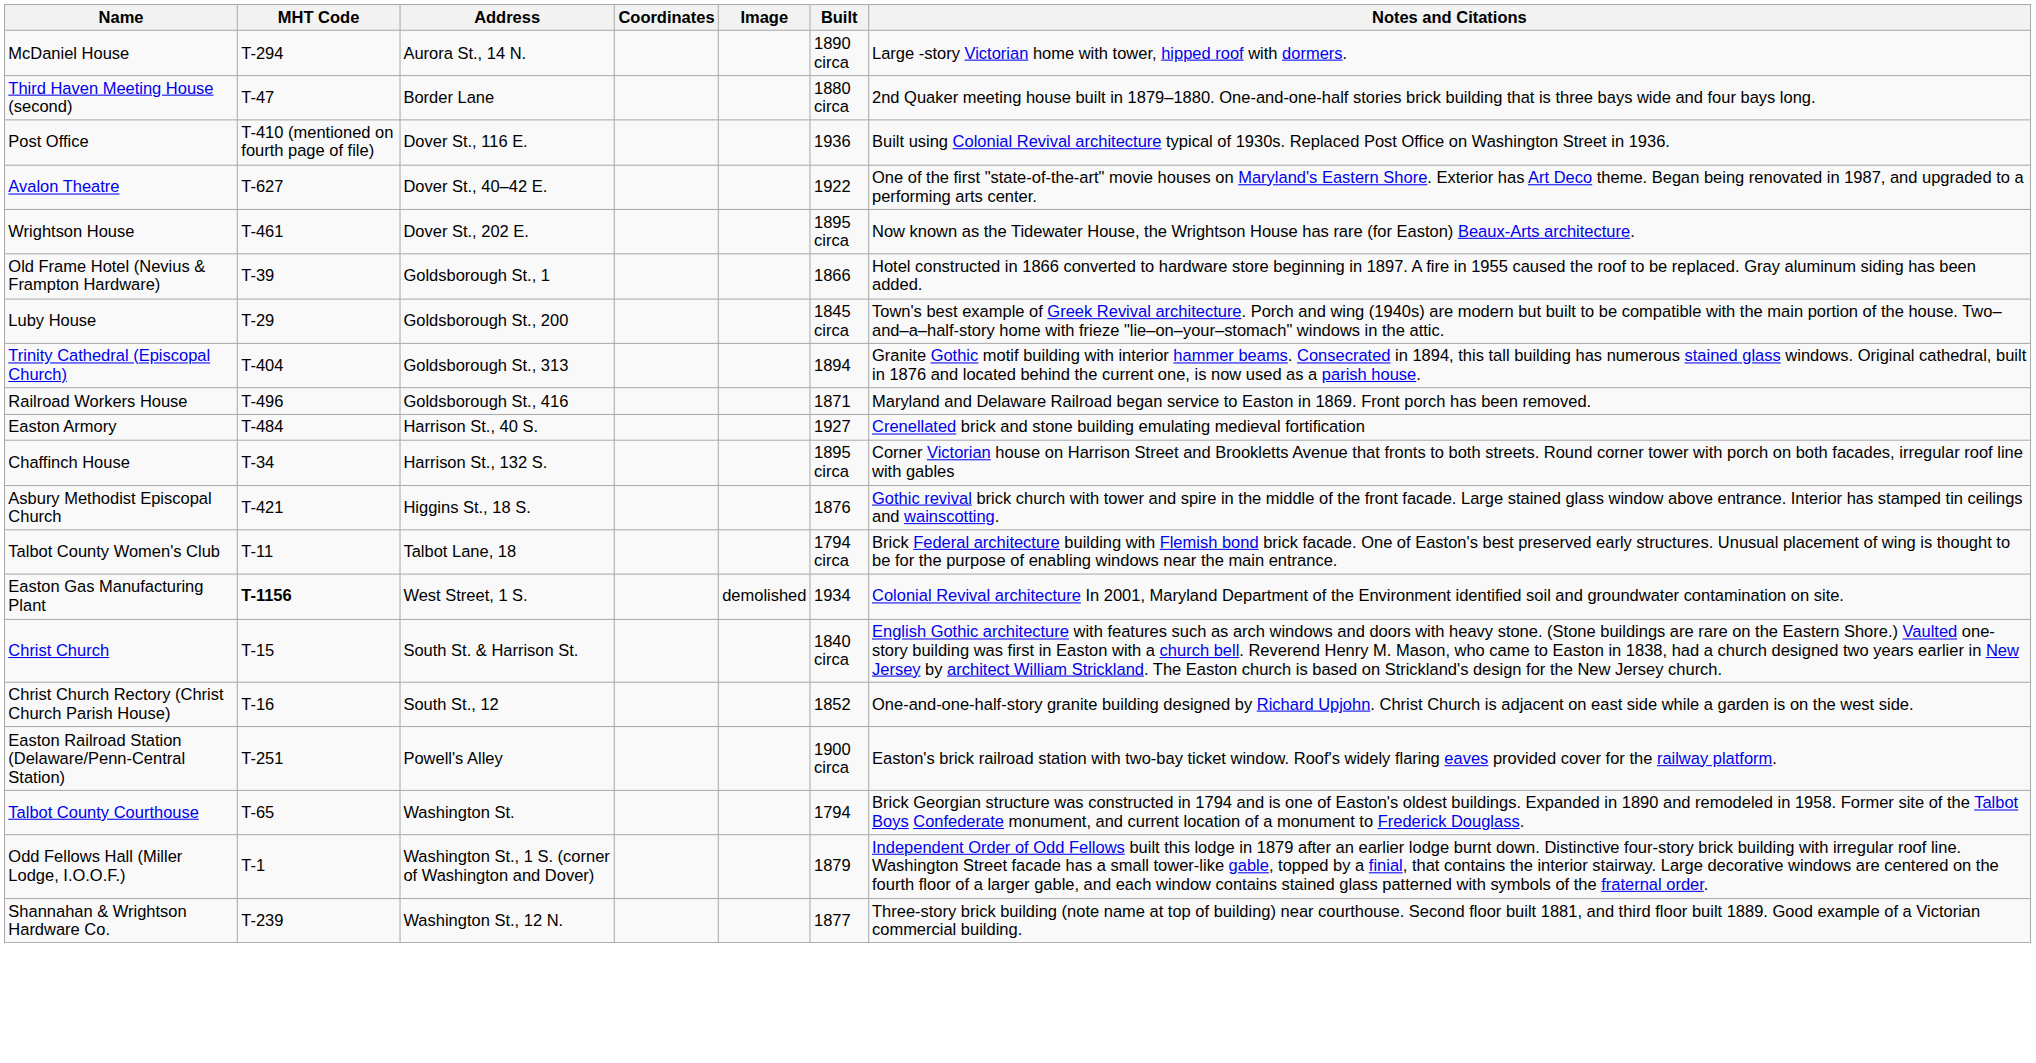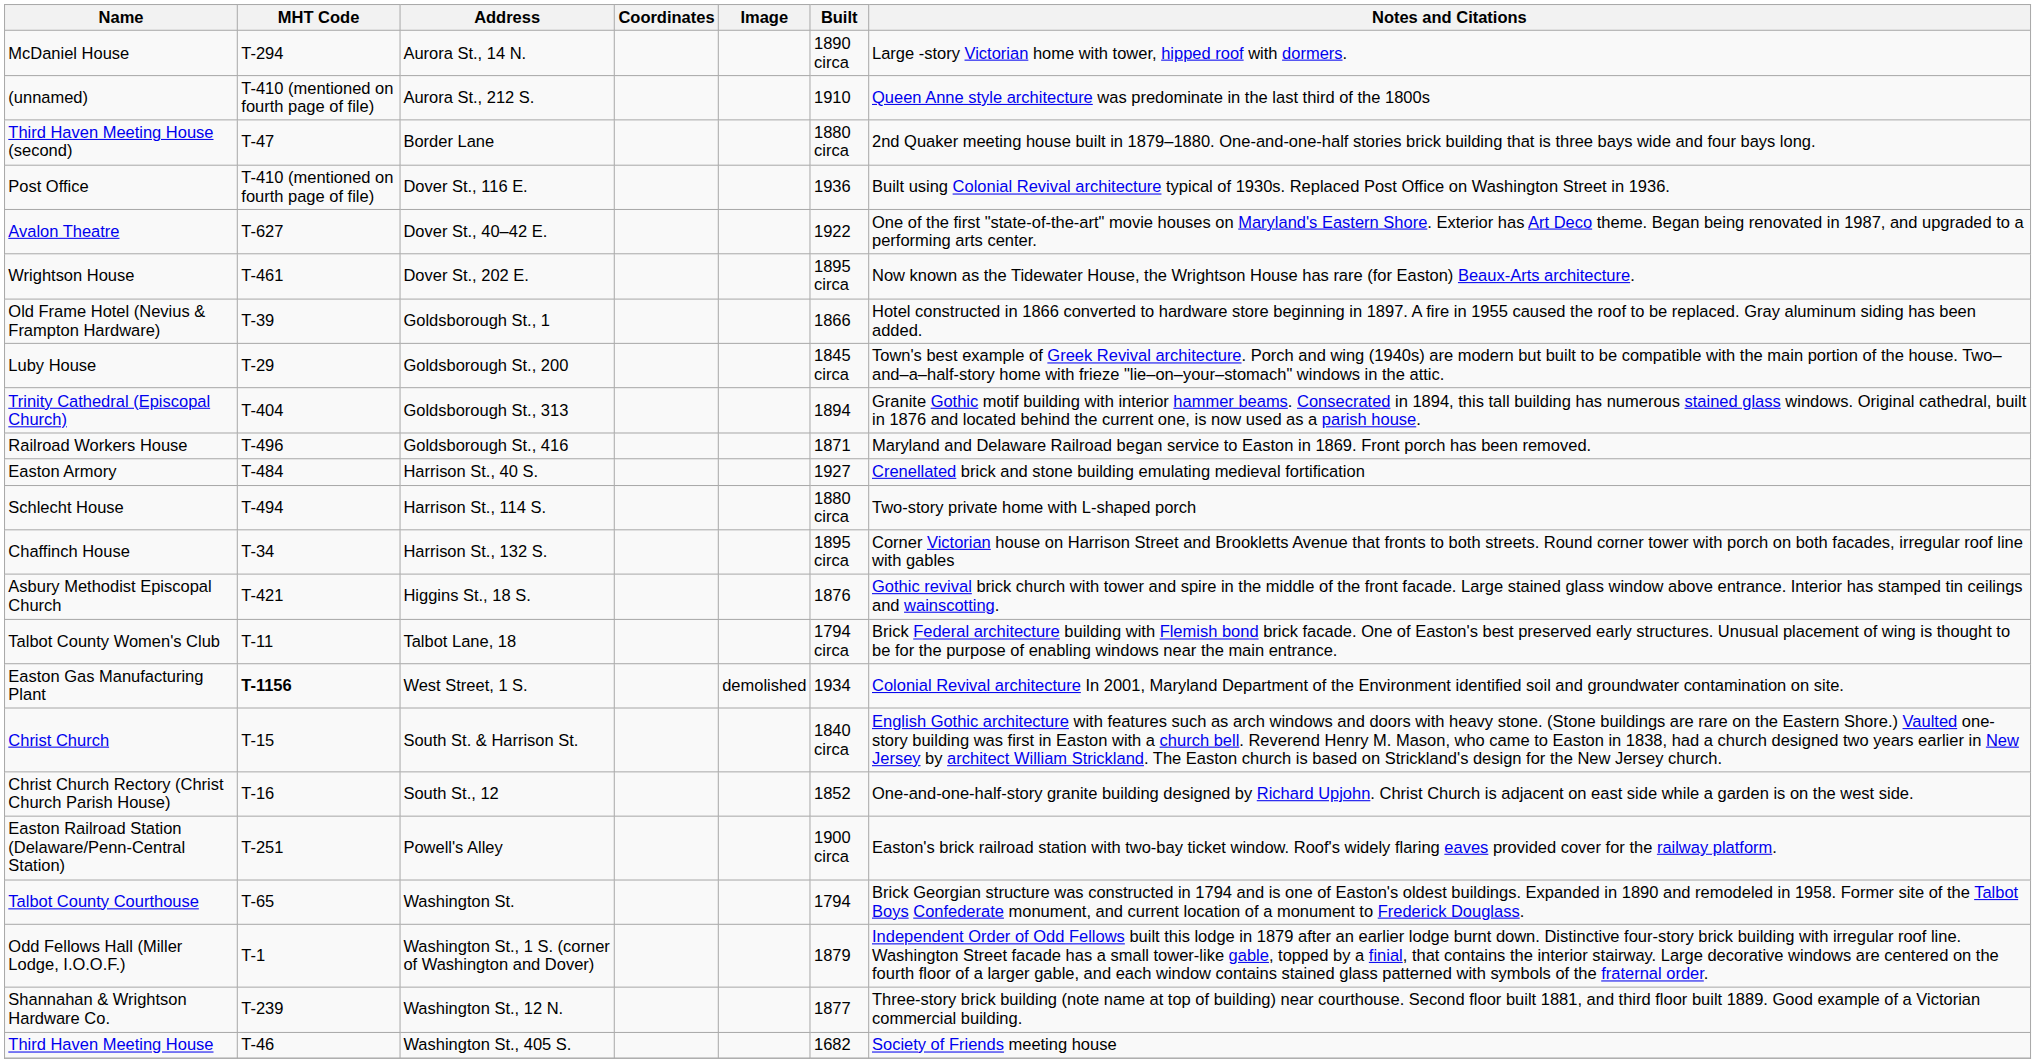+ row: (48, 97)
+ row: (66, 507)
+ row: (111, 1045)
